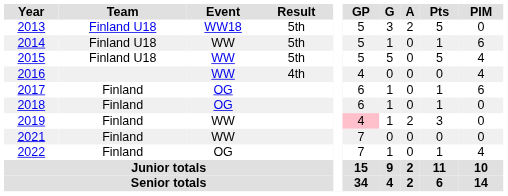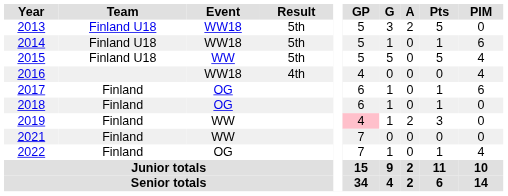(223, 43) WW -> (223, 43) WW18
(223, 74) WW -> (223, 74) WW18
